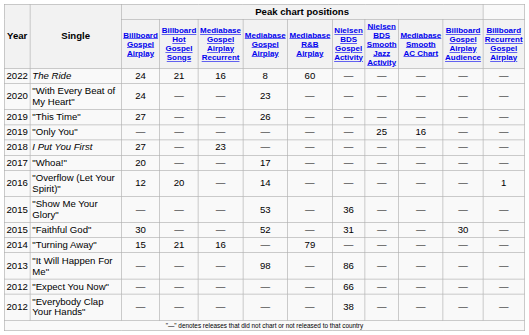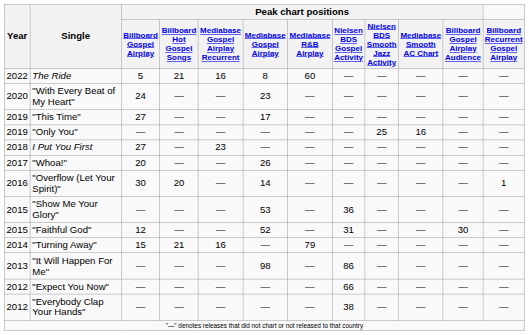(141, 76) 24 -> (141, 76) 5
(265, 117) 26 -> (265, 117) 17
(265, 163) 17 -> (265, 163) 26
(141, 183) 12 -> (141, 183) 30
(141, 230) 30 -> (141, 230) 12
